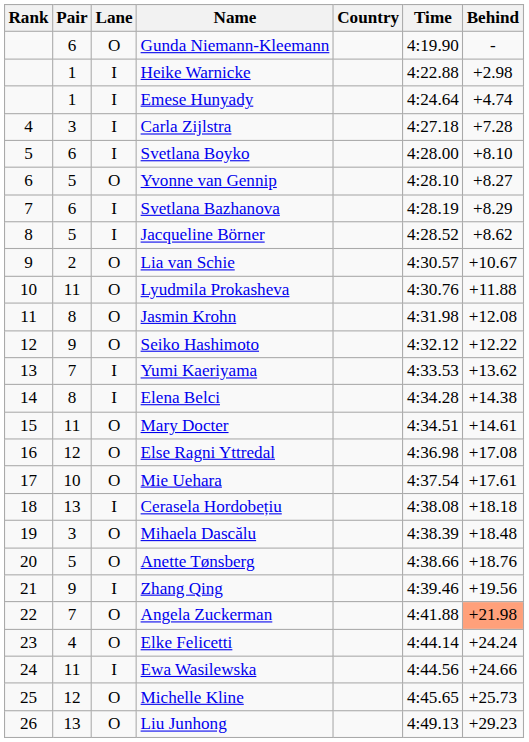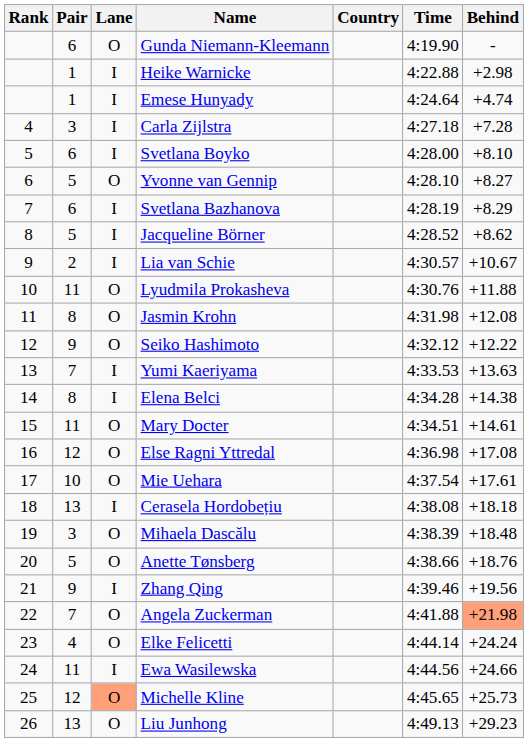(114, 262) O -> (114, 262) I
(493, 371) +13.62 -> (493, 371) +13.63
(114, 696) no background -> (114, 696) lightsalmon background
